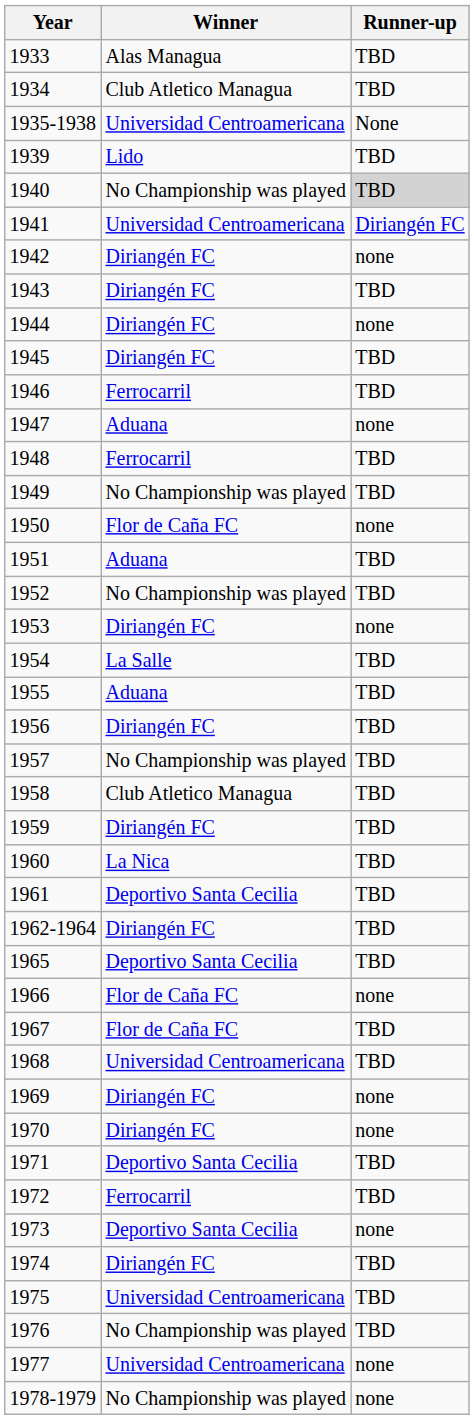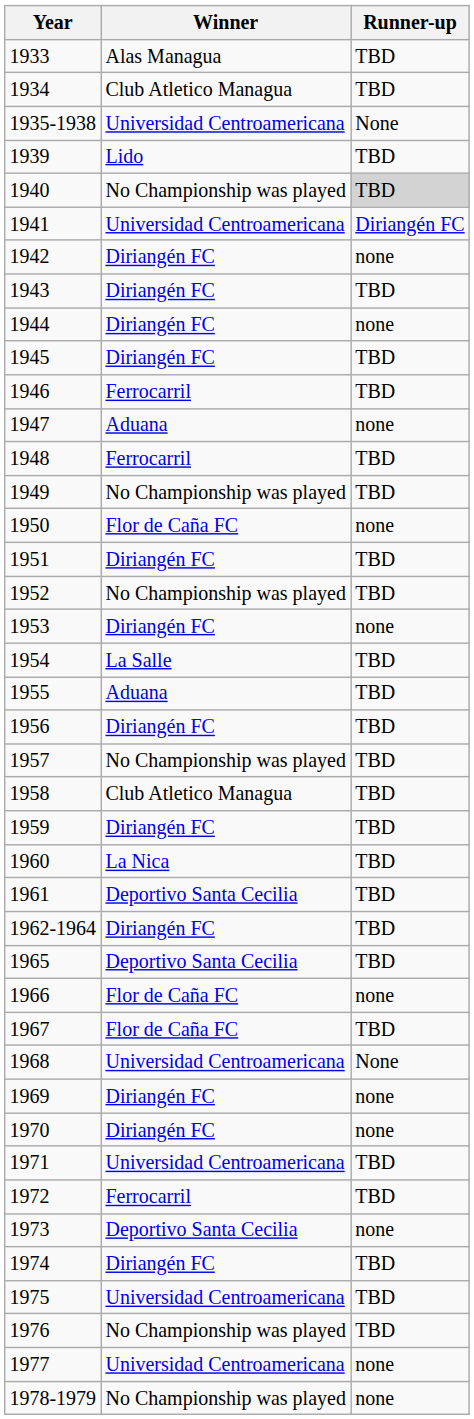(137, 559) Aduana -> (160, 559) Diriangén FC
(375, 1062) TBD -> (377, 1062) None
(202, 1162) Deportivo Santa Cecilia -> (225, 1162) Universidad Centroamericana
